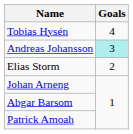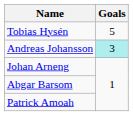(112, 31) 4 -> (112, 31) 5
- row: (33, 66)
